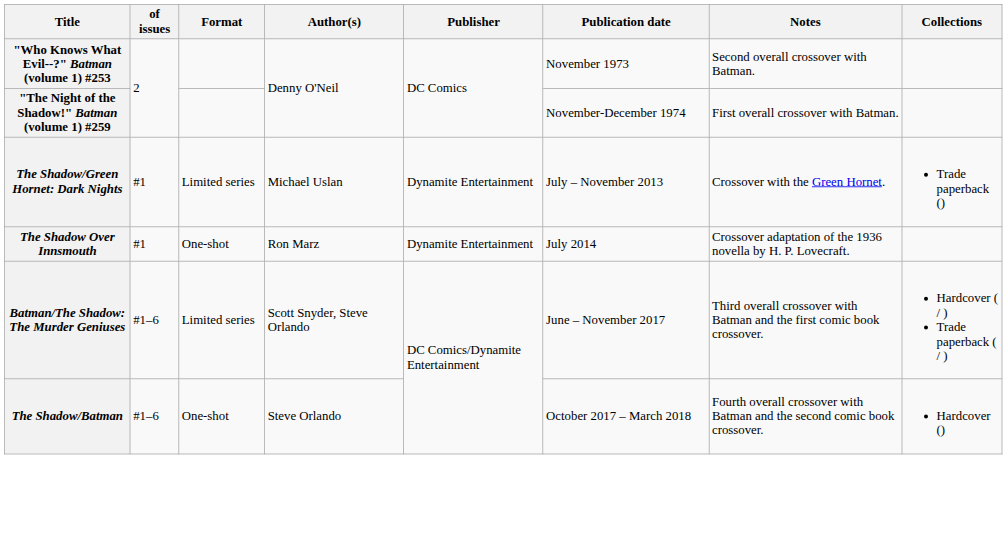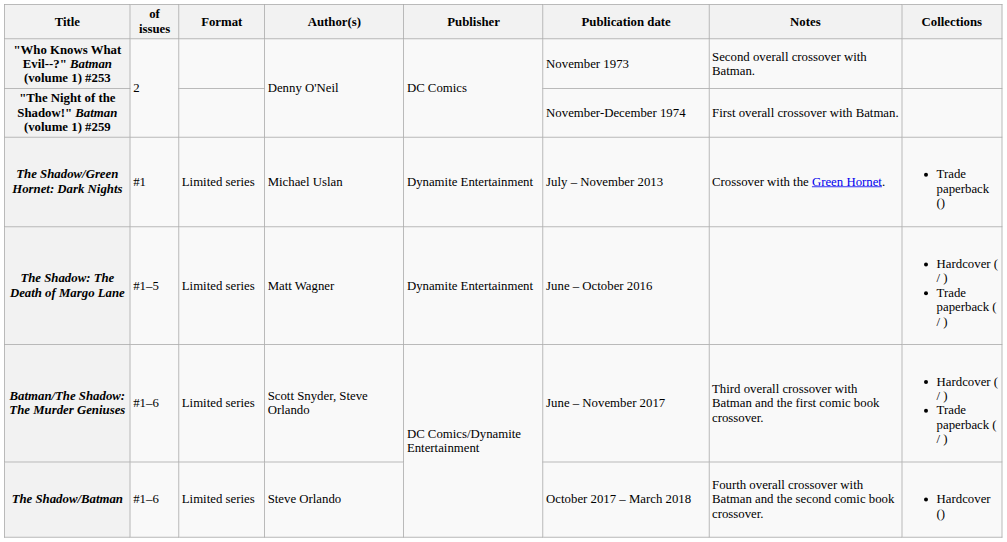- row: (67, 243)
+ row: (67, 285)
(205, 416) One-shot -> (218, 499) Limited series
